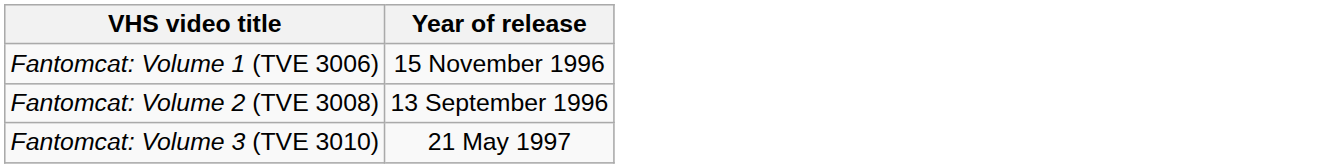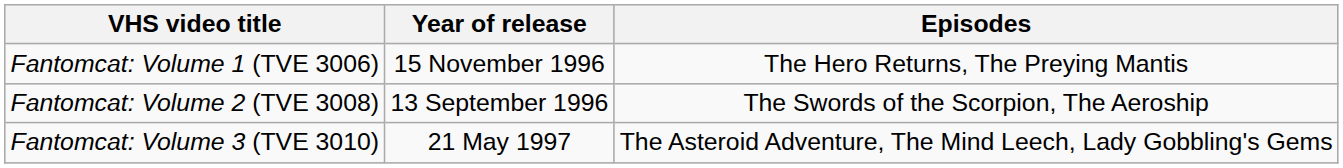+ column: (976, 24)
